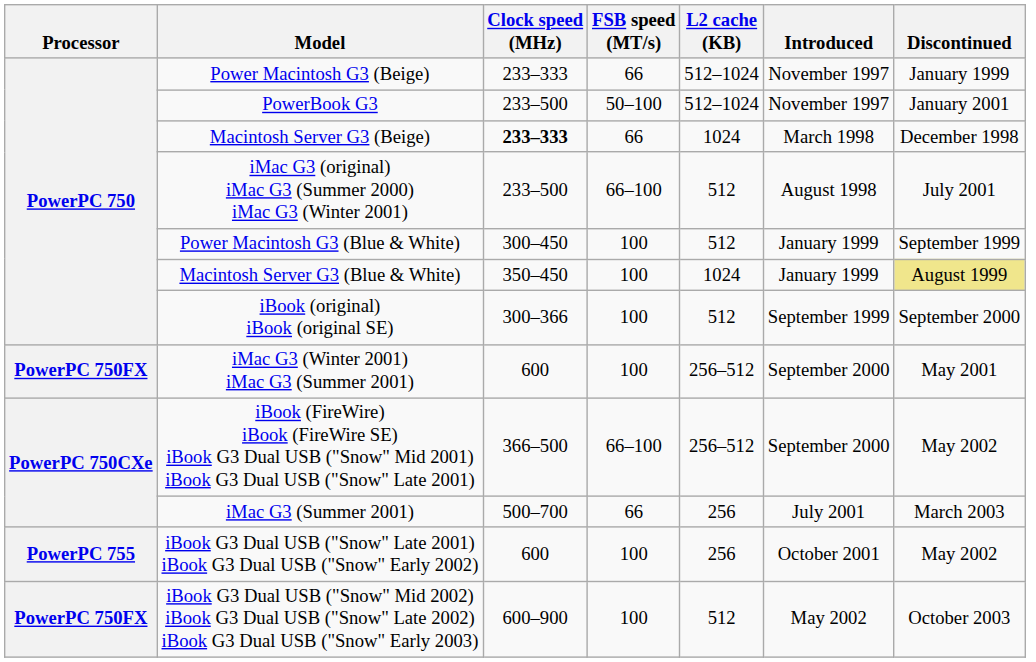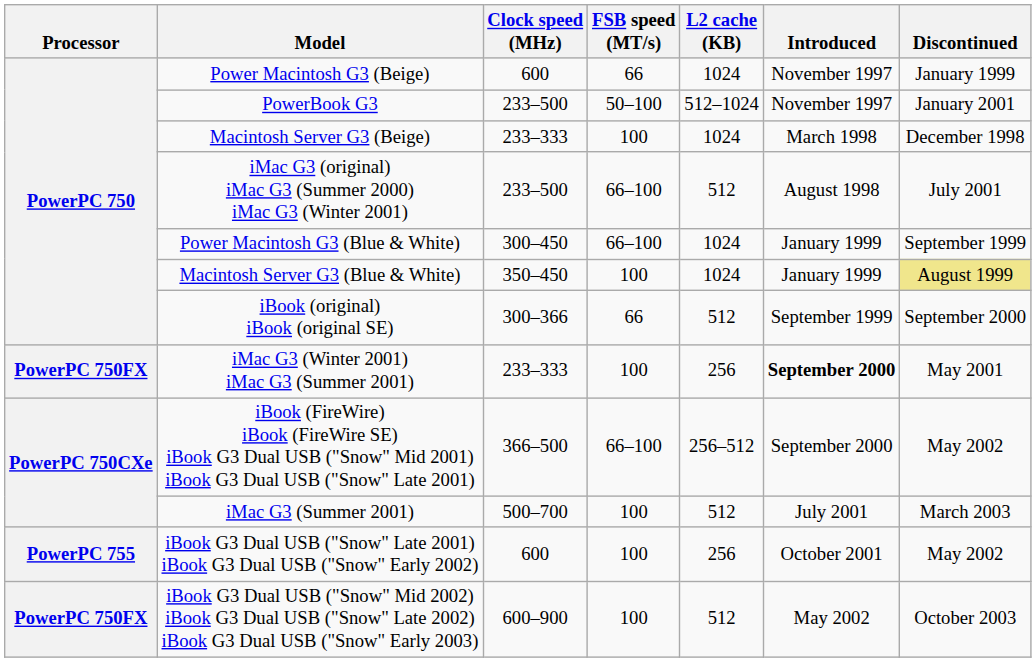(535, 74) 233–333 -> (535, 74) 600
(722, 74) 512–1024 -> (722, 74) 1024
(535, 136) bold -> (535, 136) normal
(634, 136) 66 -> (634, 136) 100
(634, 243) 100 -> (634, 243) 66–100
(722, 243) 512 -> (722, 243) 1024
(634, 317) 100 -> (634, 317) 66
(535, 371) 600 -> (535, 371) 233–333
(722, 371) 256–512 -> (722, 371) 256
(829, 371) normal -> (832, 371) bold
(634, 512) 66 -> (634, 512) 100
(722, 512) 256 -> (722, 512) 512
